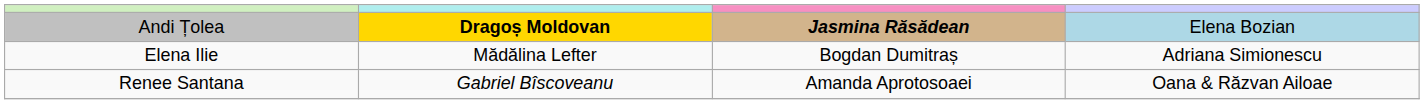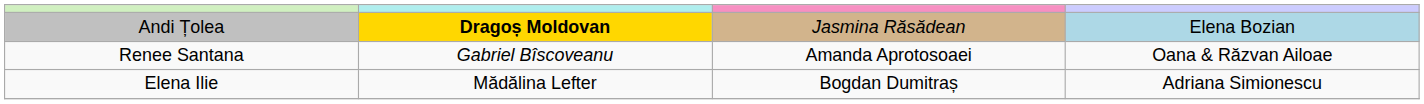(889, 26) bold -> (889, 26) normal
rows swapped: (181, 55) <-> (181, 83)
